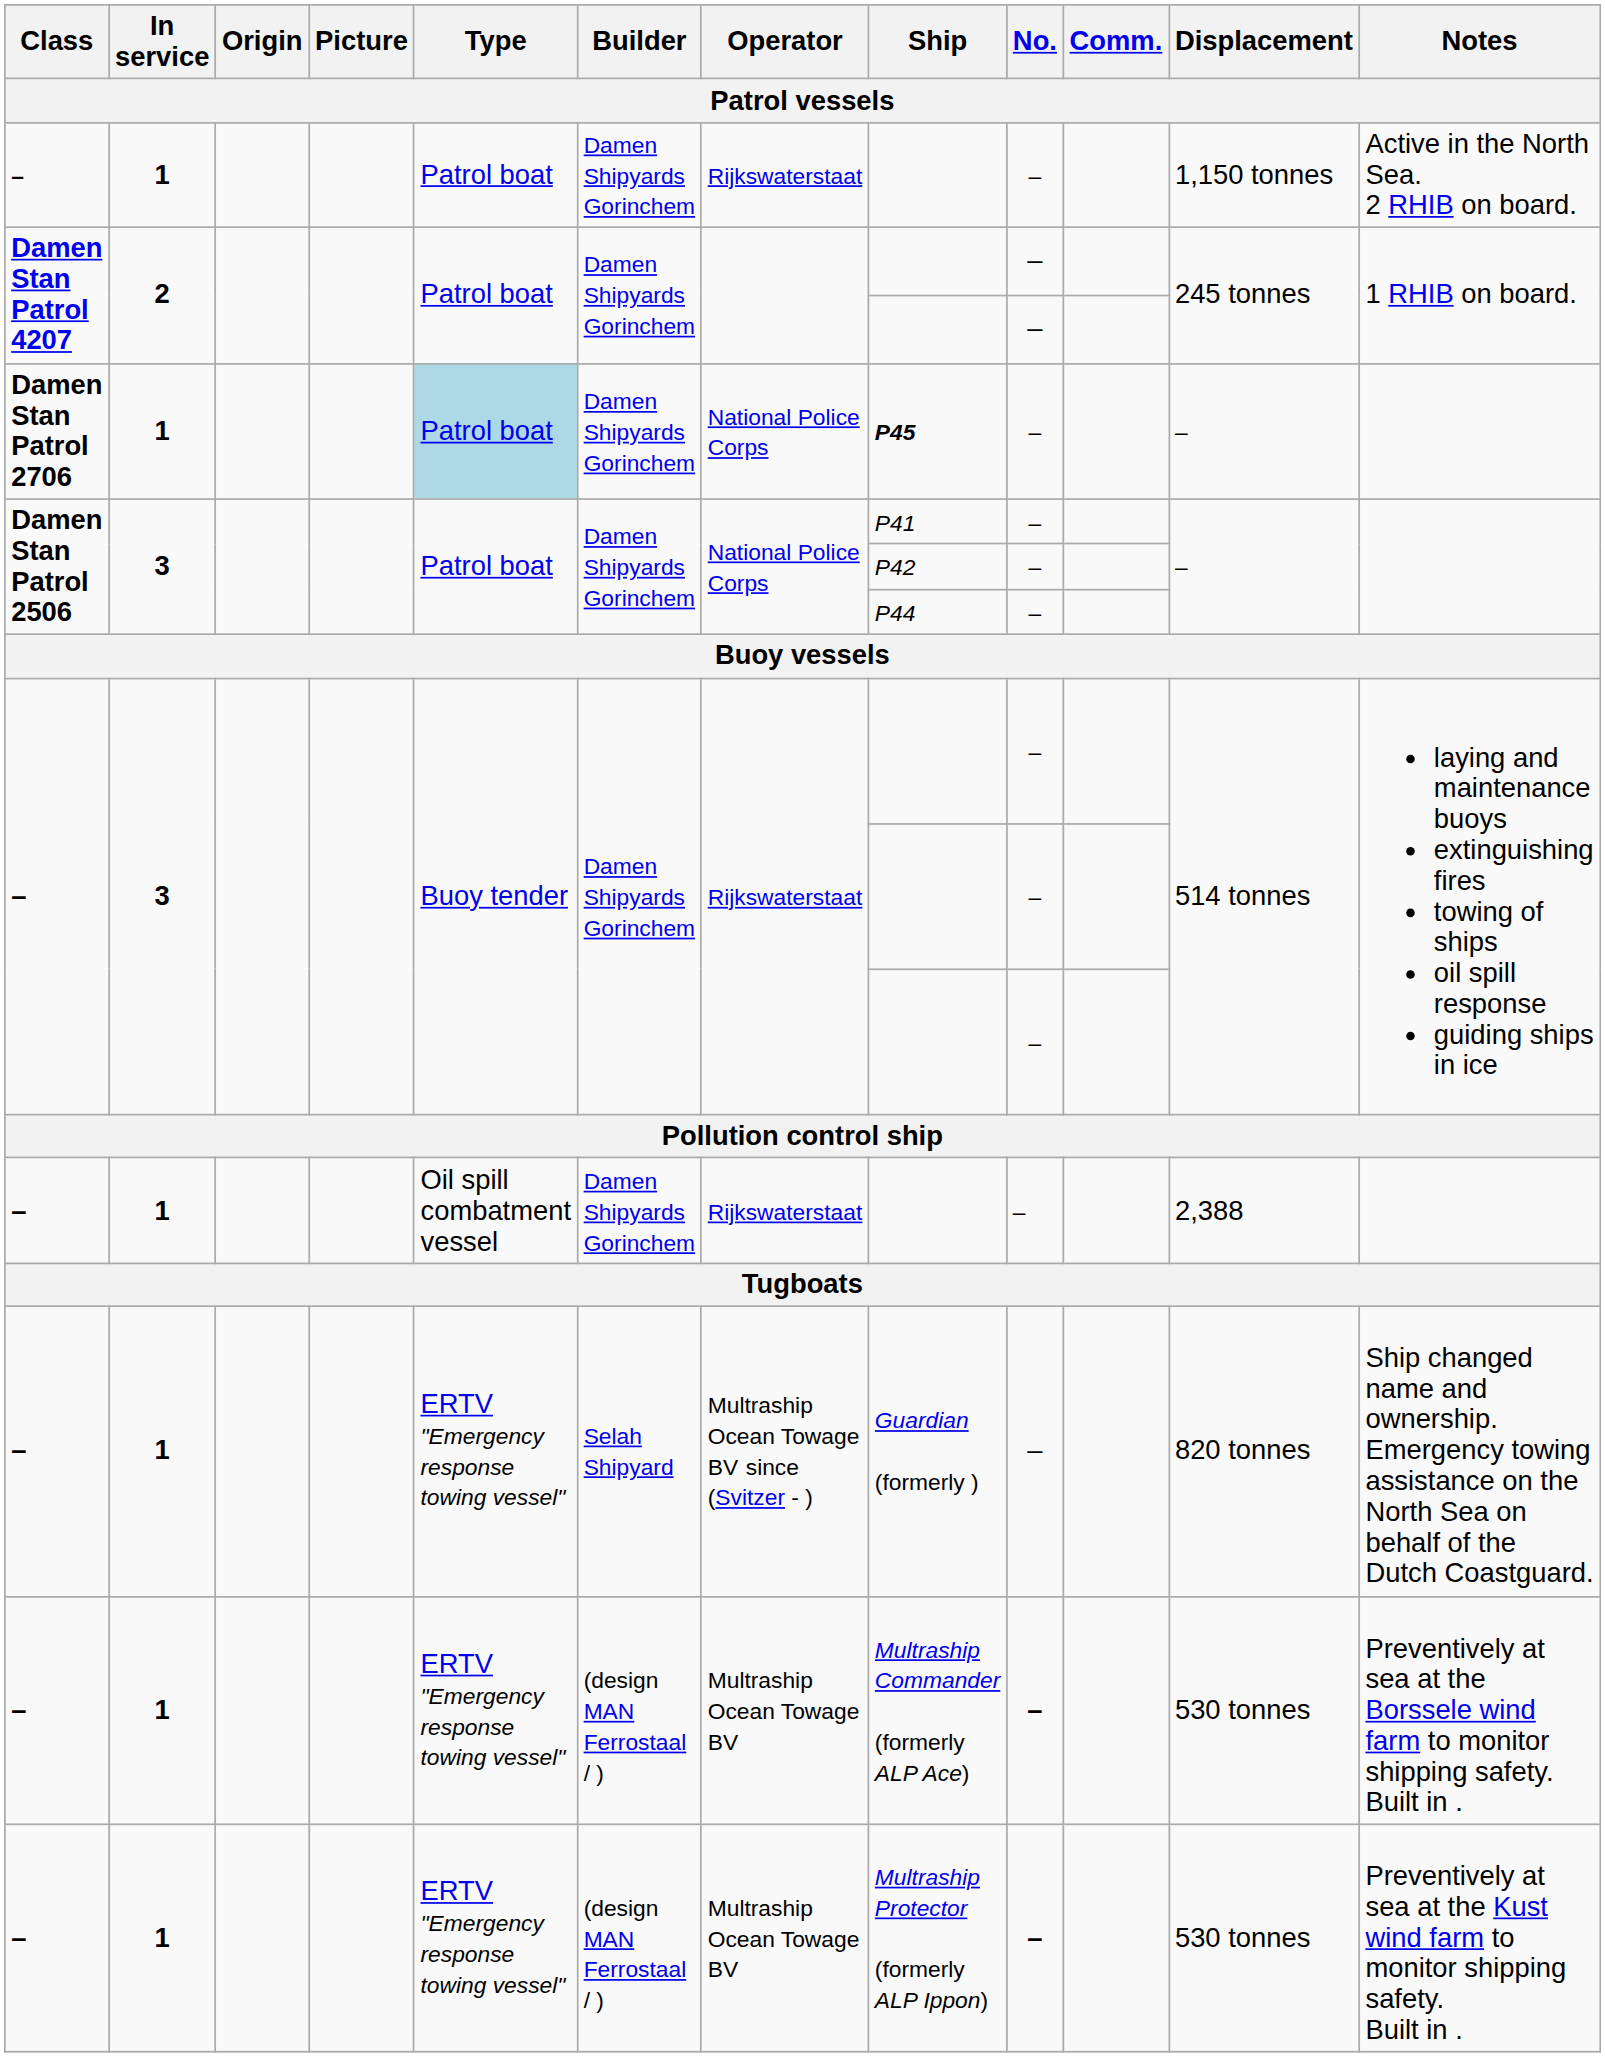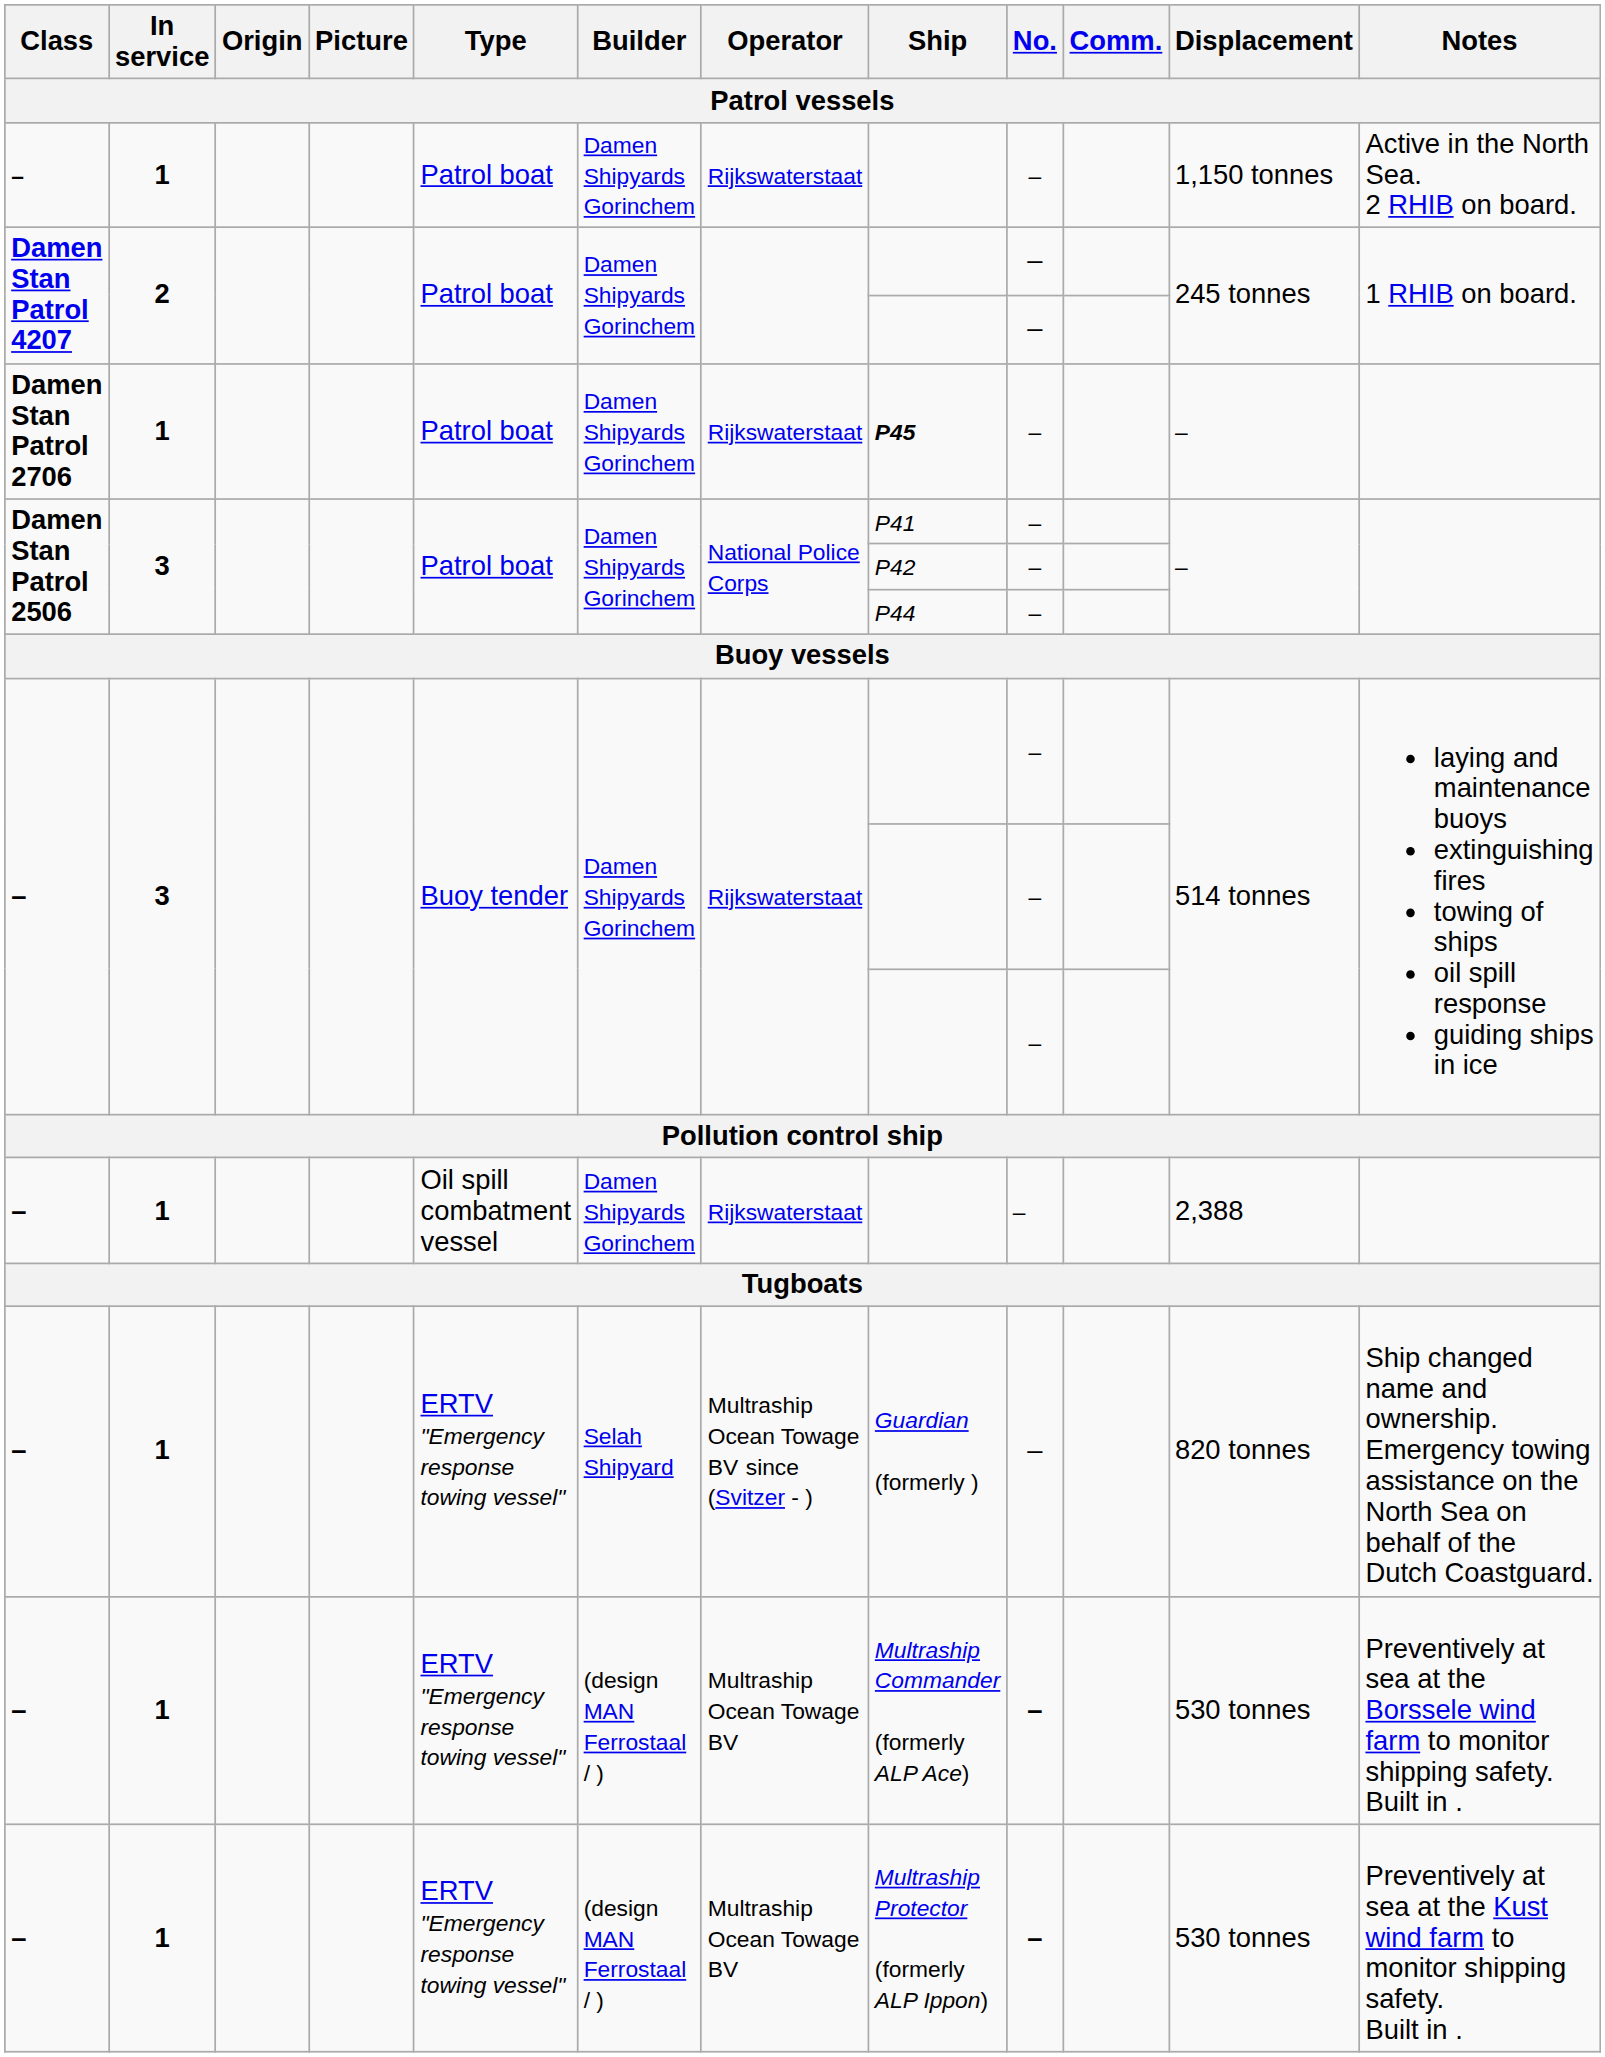(487, 430) lightblue background -> (487, 430) no background
(784, 430) National Police Corps -> (785, 432) Rijkswaterstaat
